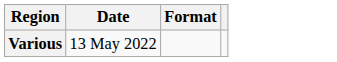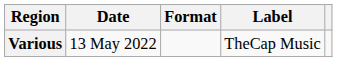+ column: (273, 17)
